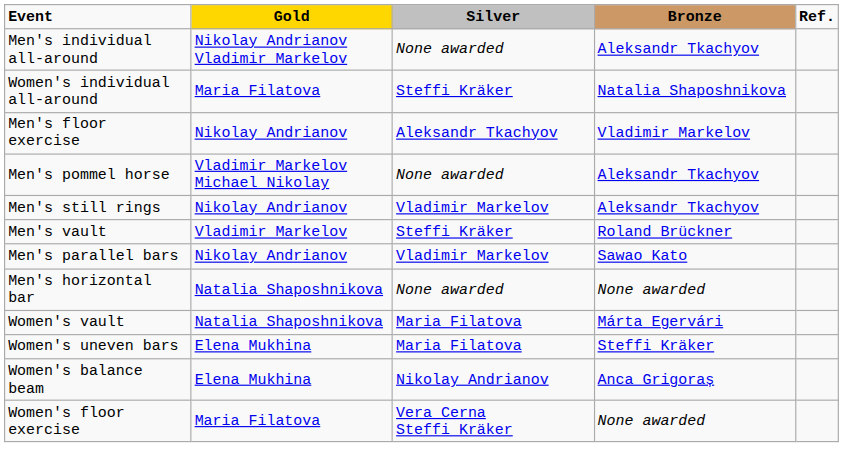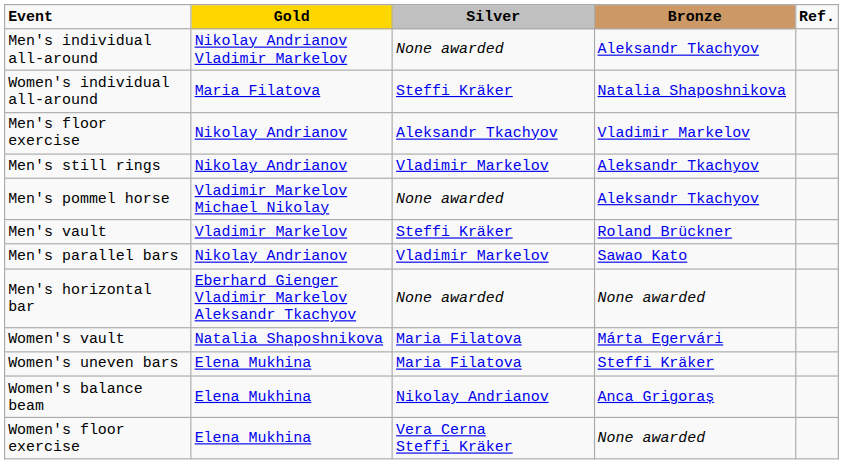rows swapped: (89, 175) <-> (84, 208)
(289, 289) Natalia Shaposhnikova -> (275, 298) Eberhard Gienger Vladimir Markelov Aleksandr Tkachyov
(257, 421) Maria Filatova -> (253, 439) Elena Mukhina
